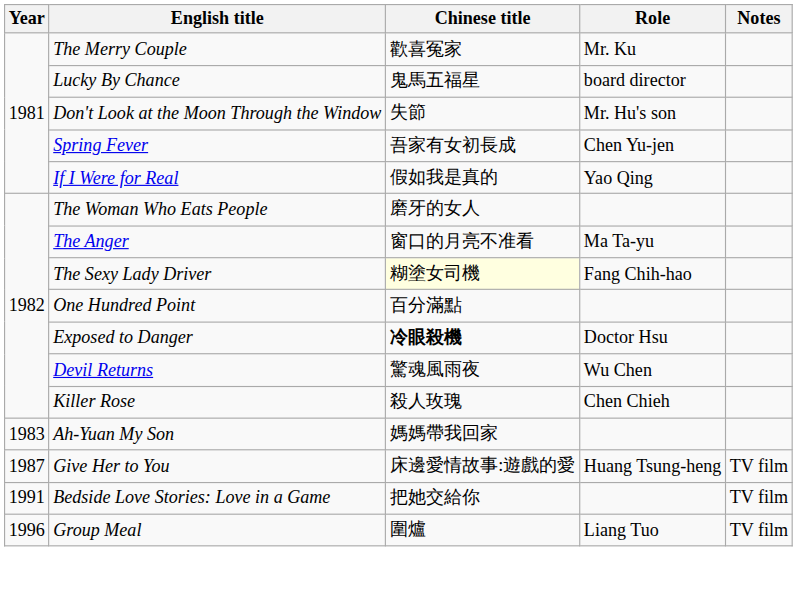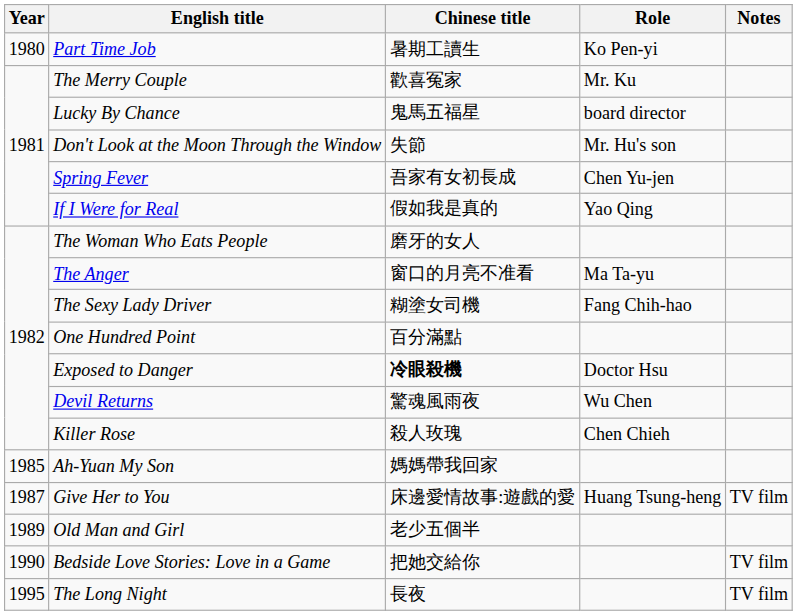+ row: (104, 49)
(435, 273) lightyellow background -> (435, 305) no background
(27, 433) 1983 -> (27, 466) 1985
+ row: (119, 530)
(27, 498) 1991 -> (27, 562) 1990
+ row: (110, 594)
- row: (97, 530)
